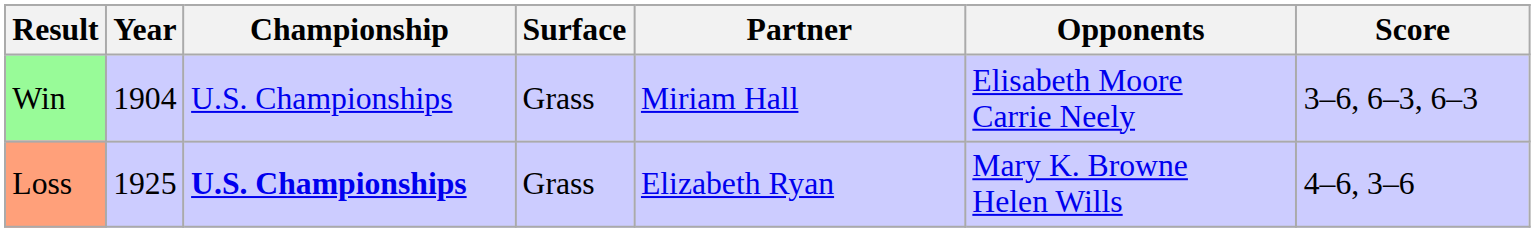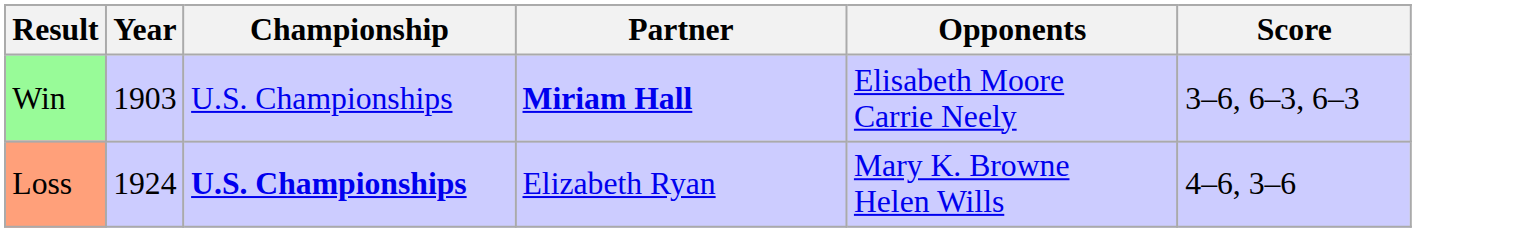- column: (574, 29)
(145, 97) 1904 -> (145, 97) 1903
(720, 97) normal -> (607, 97) bold
(145, 183) 1925 -> (145, 183) 1924
